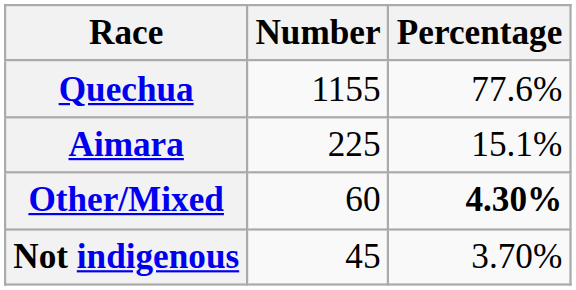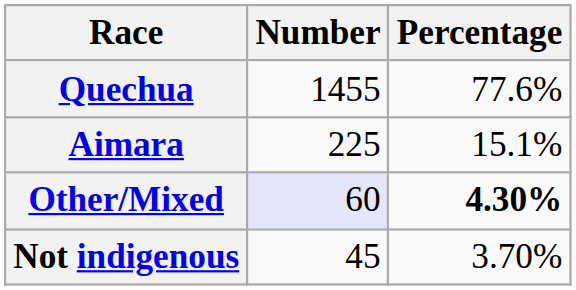(346, 88) 1155 -> (345, 88) 1455
(363, 199) no background -> (363, 199) lavender background
